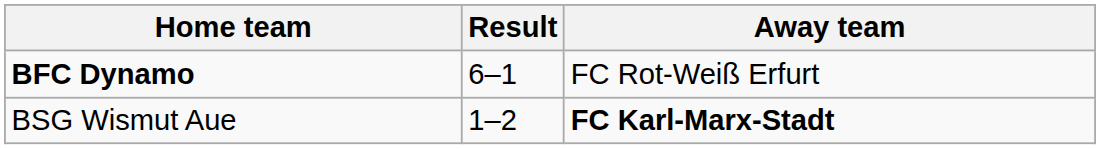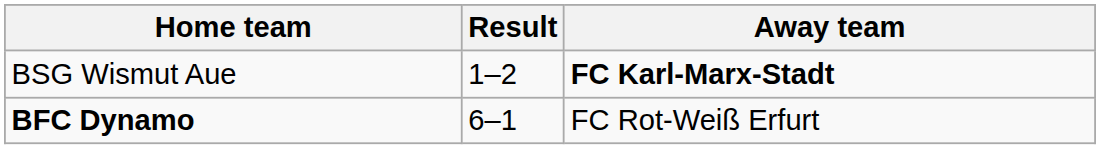rows swapped: (103, 73) <-> (124, 119)
